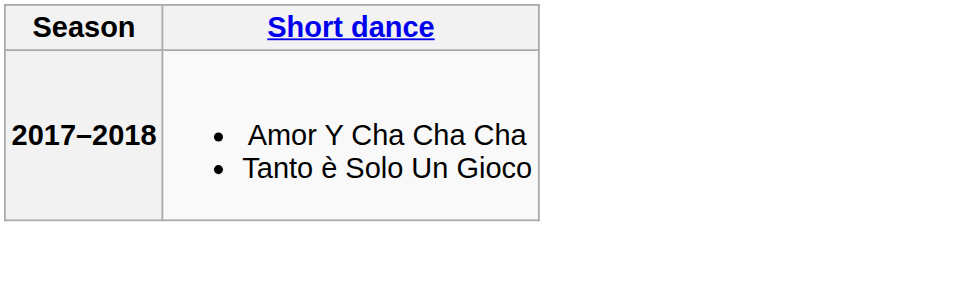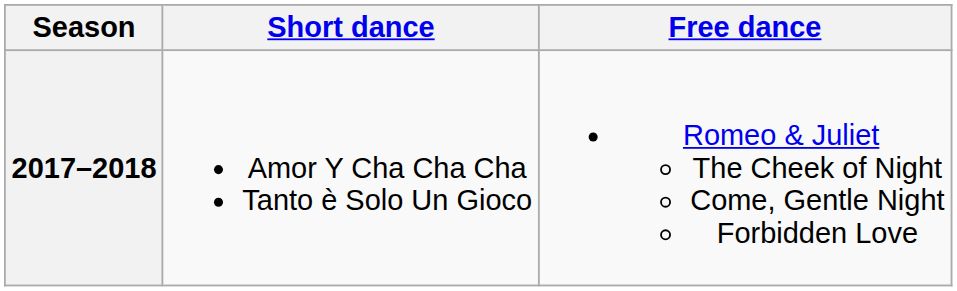+ column: (745, 27)
